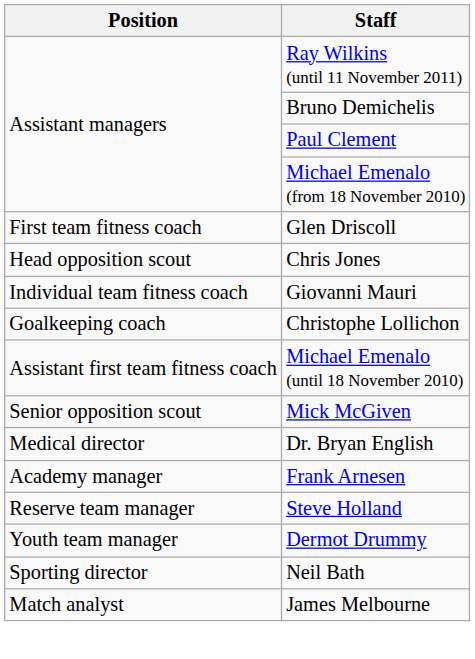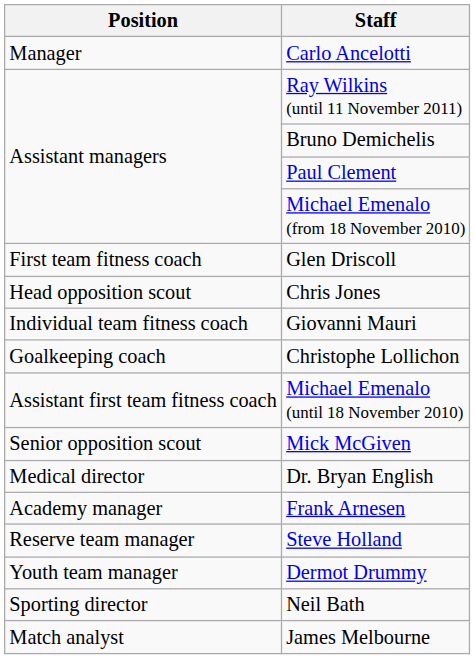+ row: (349, 52)
